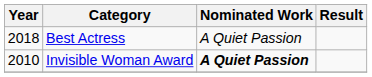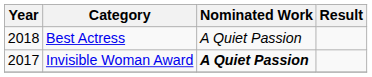(24, 60) 2010 -> (24, 60) 2017
